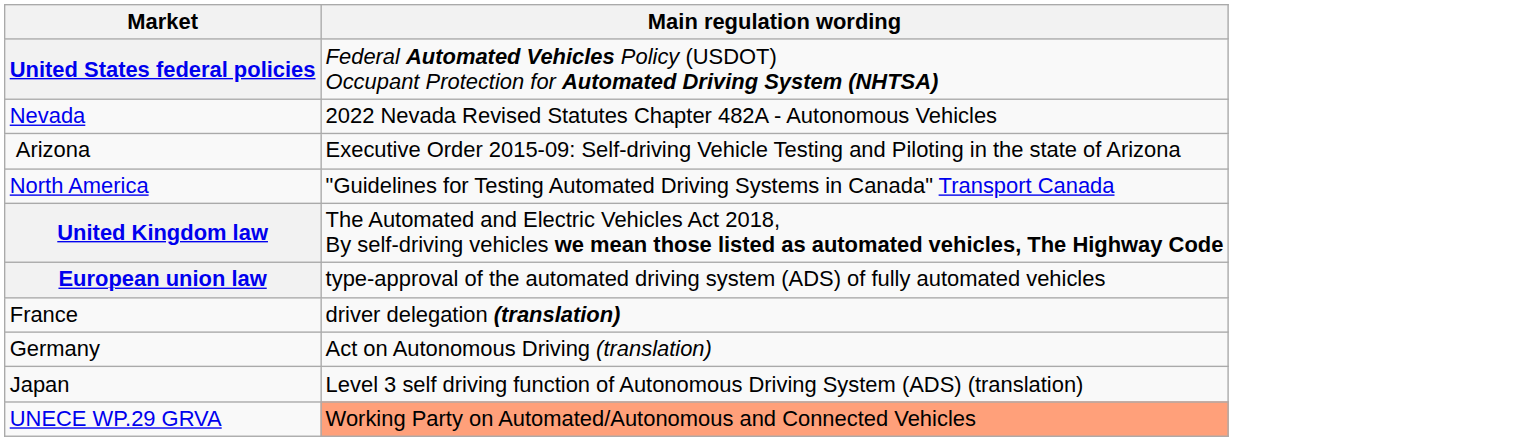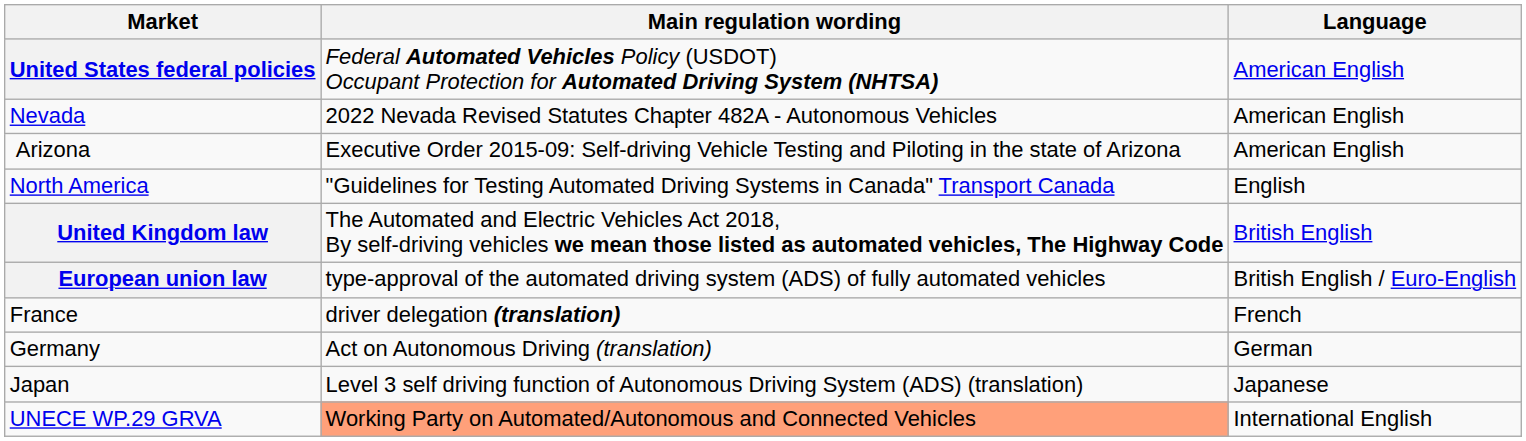+ column: (1375, 21)
